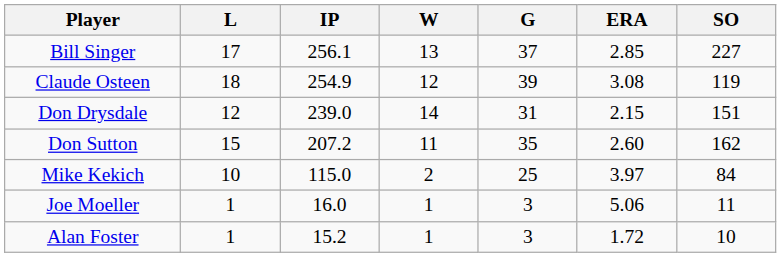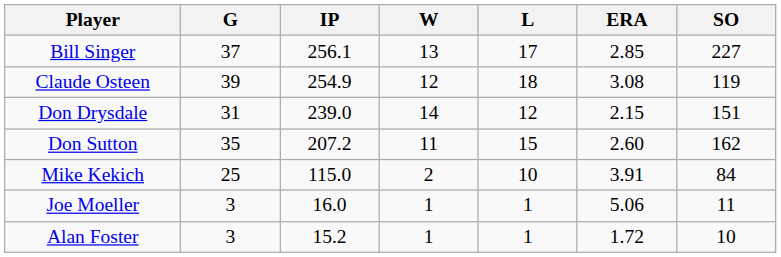columns swapped: (528, 19) <-> (230, 19)
(627, 174) 3.97 -> (627, 174) 3.91
